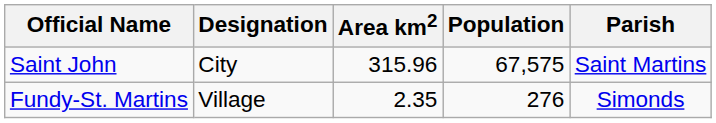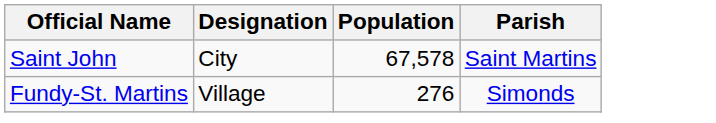- column: (388, 25)
(530, 64) 67,575 -> (420, 58) 67,578
